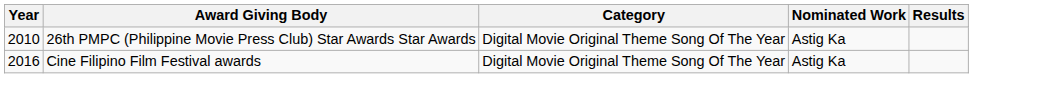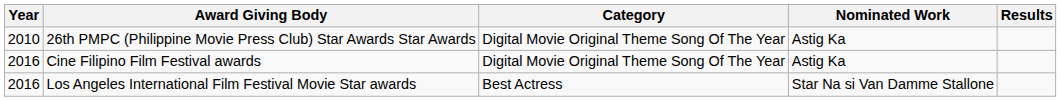+ row: (231, 84)
